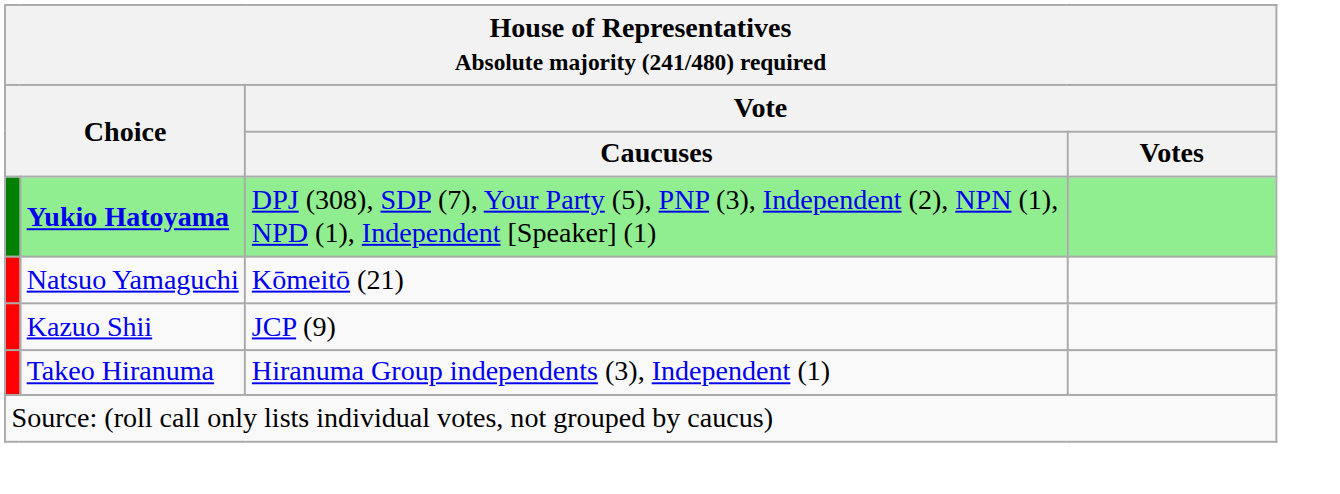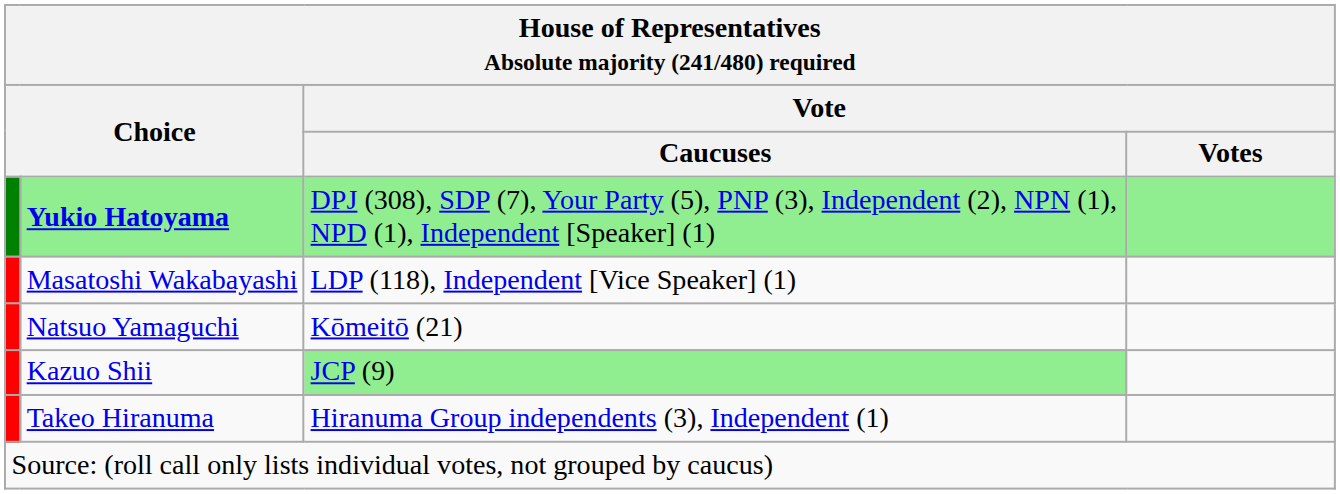+ row: (162, 279)
(294, 325) no background -> (353, 372) lightgreen background
